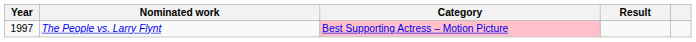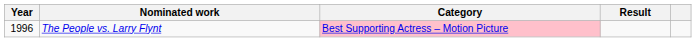(22, 28) 1997 -> (22, 28) 1996
